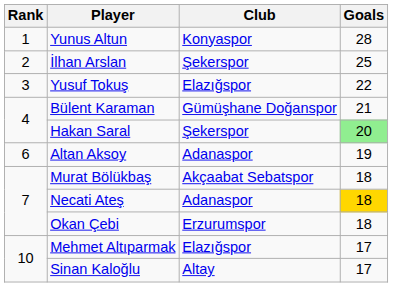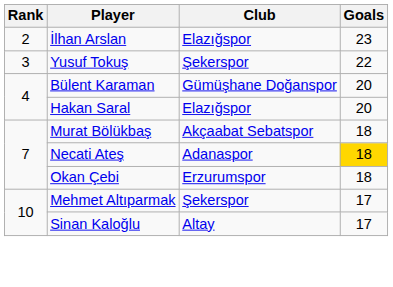- row: (89, 39)
(215, 62) Şekerspor -> (217, 39) Elazığspor
(364, 62) 25 -> (364, 39) 23
(217, 85) Elazığspor -> (215, 62) Şekerspor
(364, 108) 21 -> (364, 85) 20
(215, 131) Şekerspor -> (217, 108) Elazığspor
(364, 131) lightgreen background -> (364, 108) no background
- row: (88, 154)
(217, 246) Elazığspor -> (215, 200) Şekerspor
